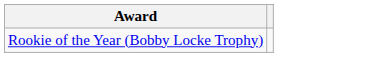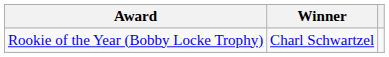+ column: (322, 16)
